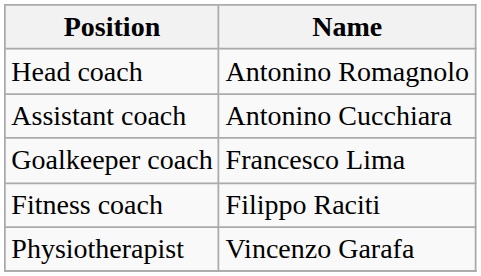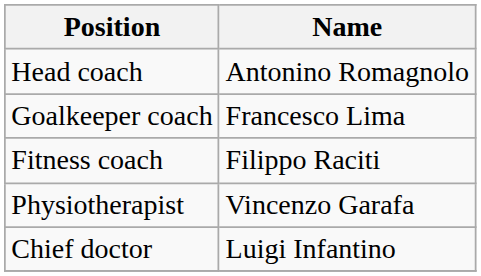- row: (99, 115)
+ row: (82, 248)
